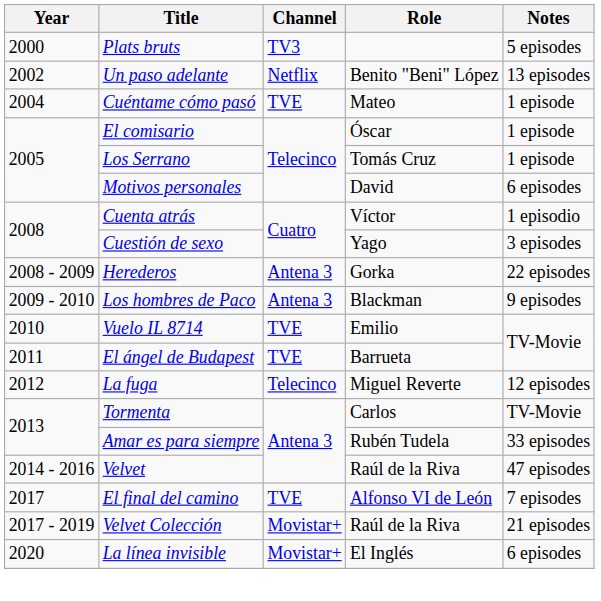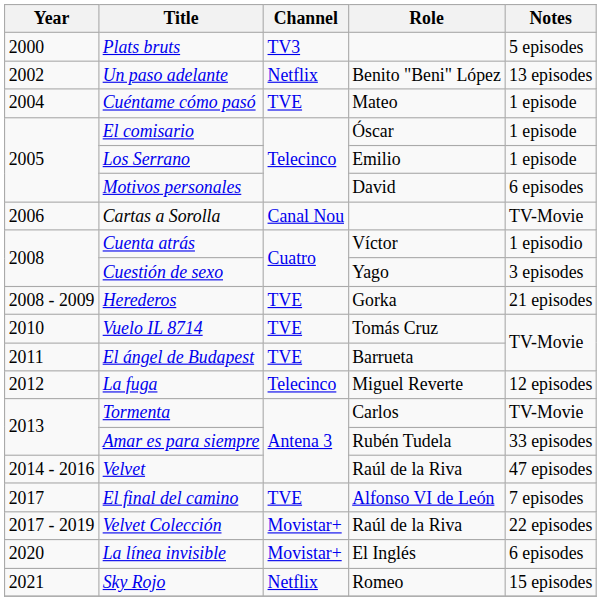(393, 159) Tomás Cruz -> (376, 159) Emilio
+ row: (162, 215)
(300, 272) Antena 3 -> (285, 300) TVE
(548, 272) 22 episodes -> (551, 300) 21 episodes
- row: (179, 300)
(374, 328) Emilio -> (395, 328) Tomás Cruz
(548, 525) 21 episodes -> (551, 525) 22 episodes
+ row: (134, 581)
